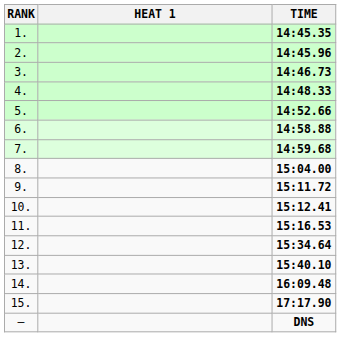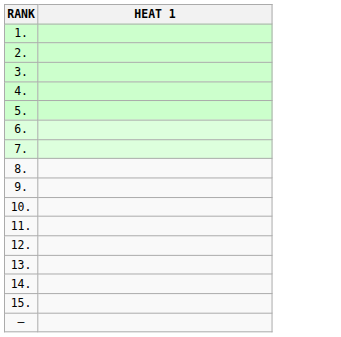- column: (304, 14)
